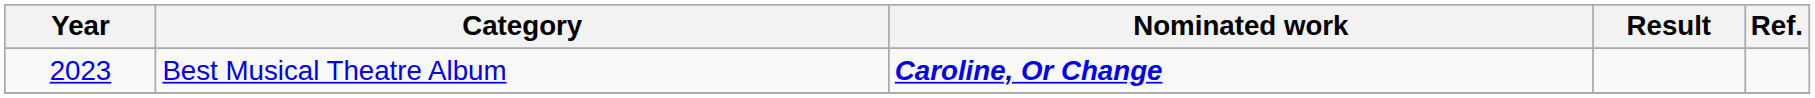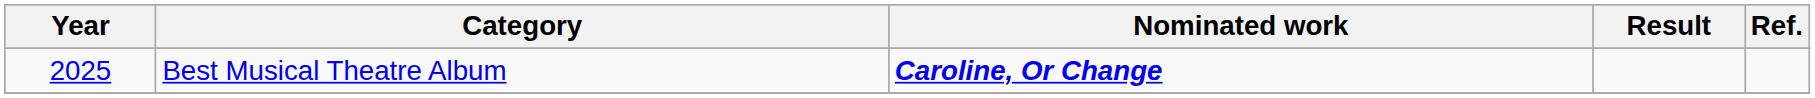(80, 70) 2023 -> (80, 70) 2025
